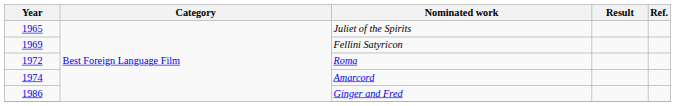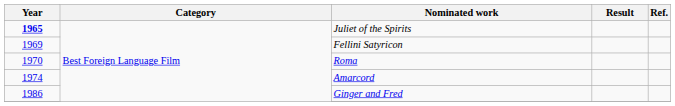(32, 28) normal -> (32, 28) bold
(32, 61) 1972 -> (32, 61) 1970
